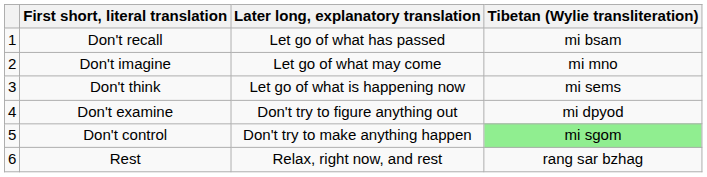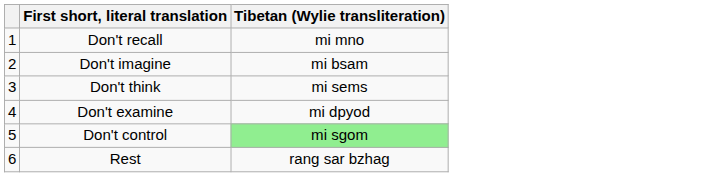- column: (357, 16)
(593, 40) mi bsam -> (340, 40) mi mno
(593, 64) mi mno -> (340, 64) mi bsam
